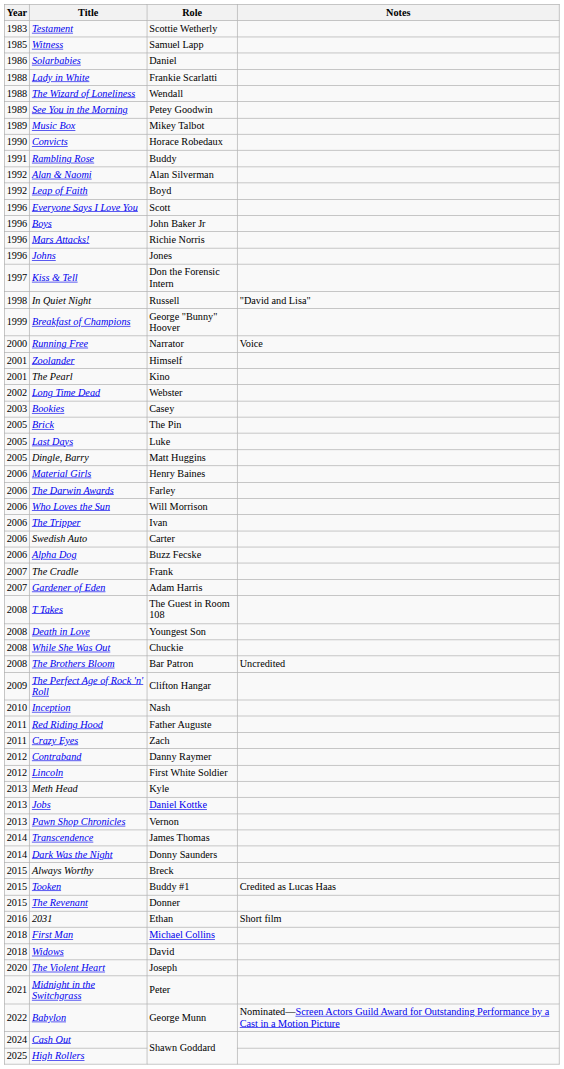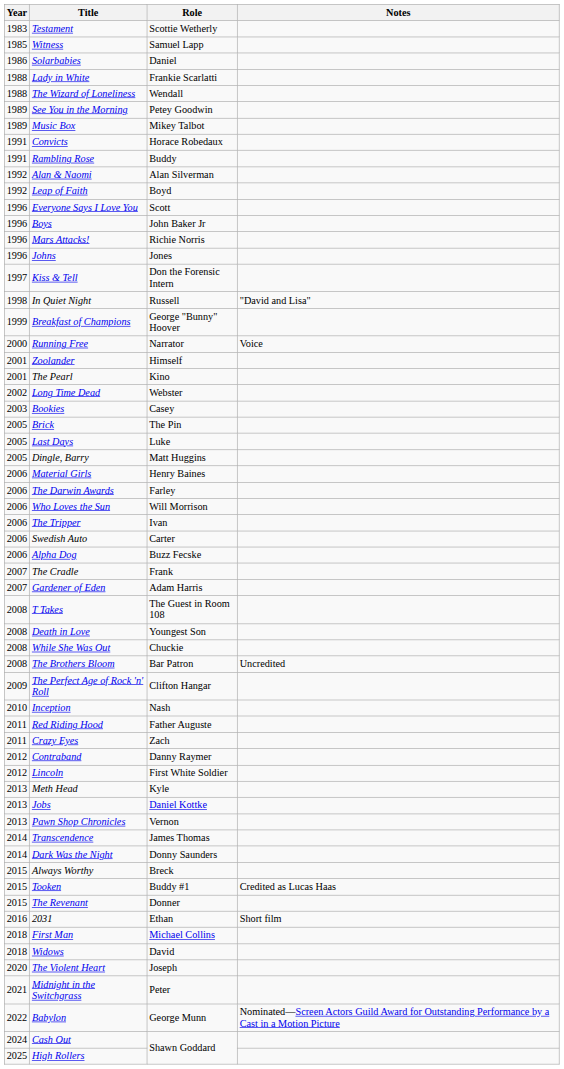(17, 142) 1990 -> (17, 142) 1991
